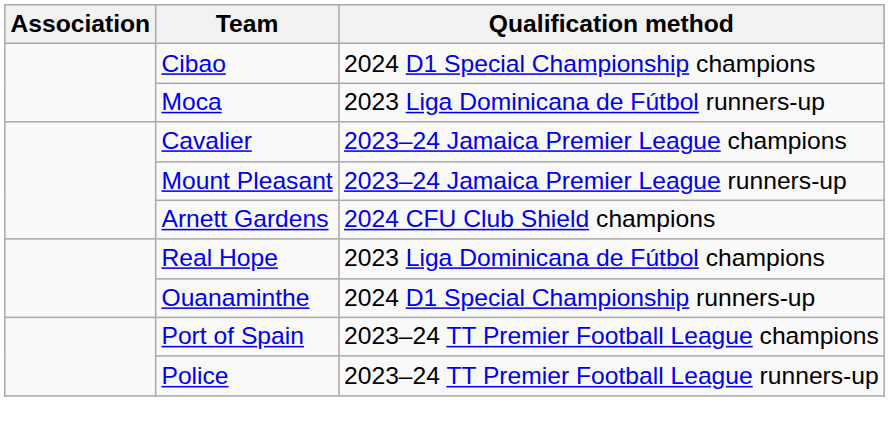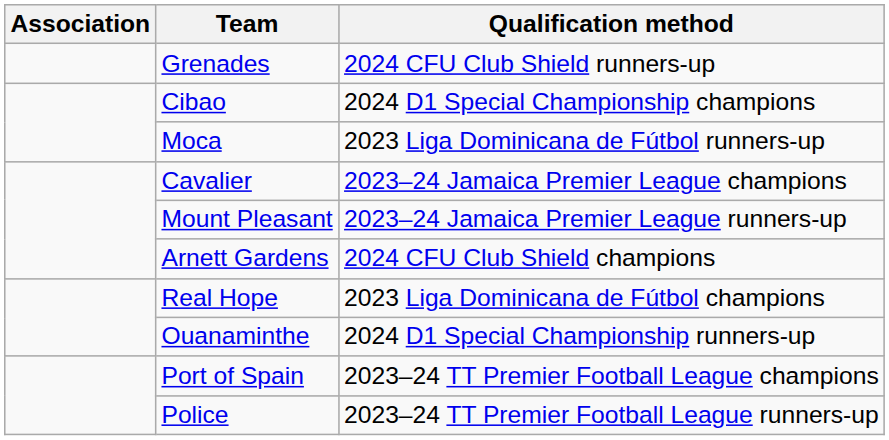+ row: (216, 63)
